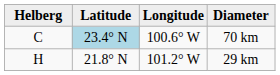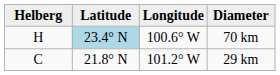(38, 37) C -> (38, 37) H
(38, 59) H -> (38, 59) C
